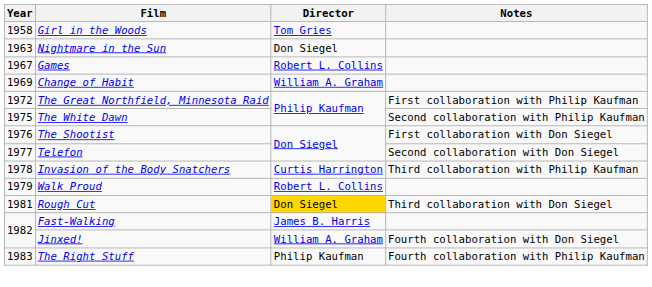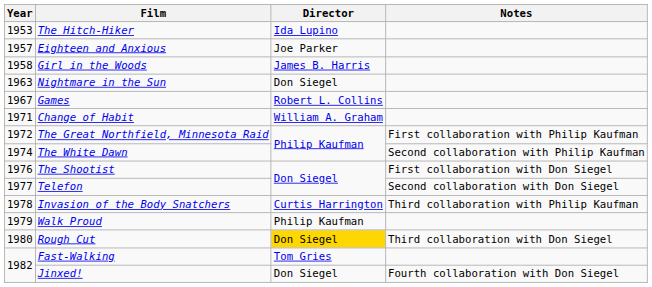+ row: (86, 30)
+ row: (102, 48)
(303, 30) Tom Gries -> (322, 65) James B. Harris
(20, 83) 1969 -> (20, 117) 1971
(20, 117) 1975 -> (20, 152) 1974
(328, 187) Robert L. Collins -> (319, 222) Philip Kaufman
(20, 204) 1981 -> (20, 239) 1980
(322, 222) James B. Harris -> (303, 256) Tom Gries
(328, 239) William A. Graham -> (306, 274) Don Siegel
- row: (86, 256)
